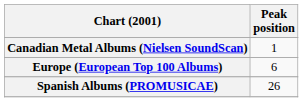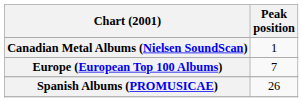(274, 67) 6 -> (274, 67) 7
